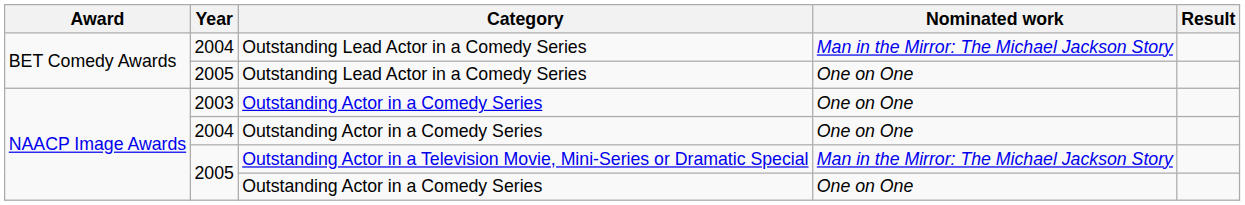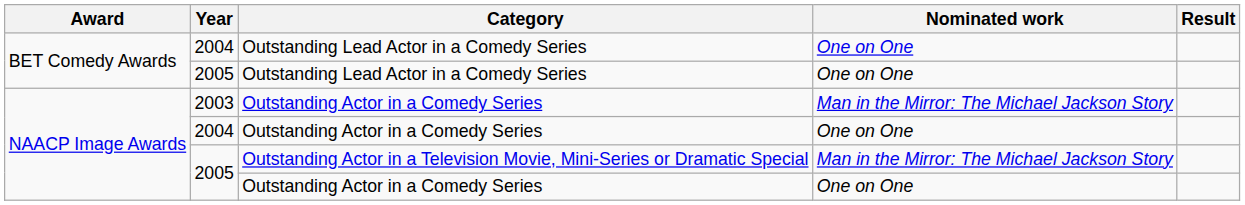(995, 47) Man in the Mirror: The Michael Jackson Story -> (865, 47) One on One
(865, 103) One on One -> (995, 103) Man in the Mirror: The Michael Jackson Story
